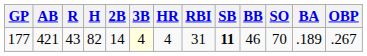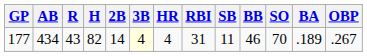(48, 39) 421 -> (48, 39) 434
(227, 39) bold -> (227, 39) normal
